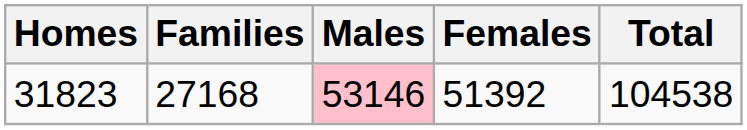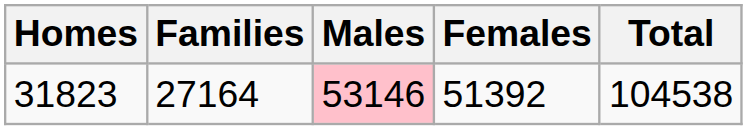(207, 93) 27168 -> (207, 93) 27164
